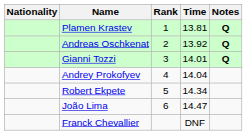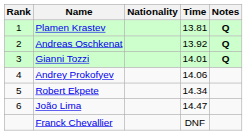columns swapped: (166, 12) <-> (32, 12)
(195, 75) 14.04 -> (195, 75) 14.06
